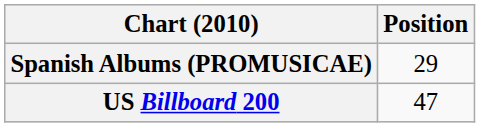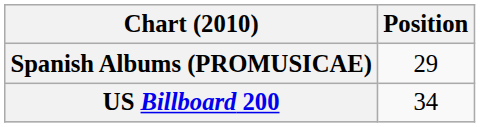(426, 102) 47 -> (426, 102) 34
